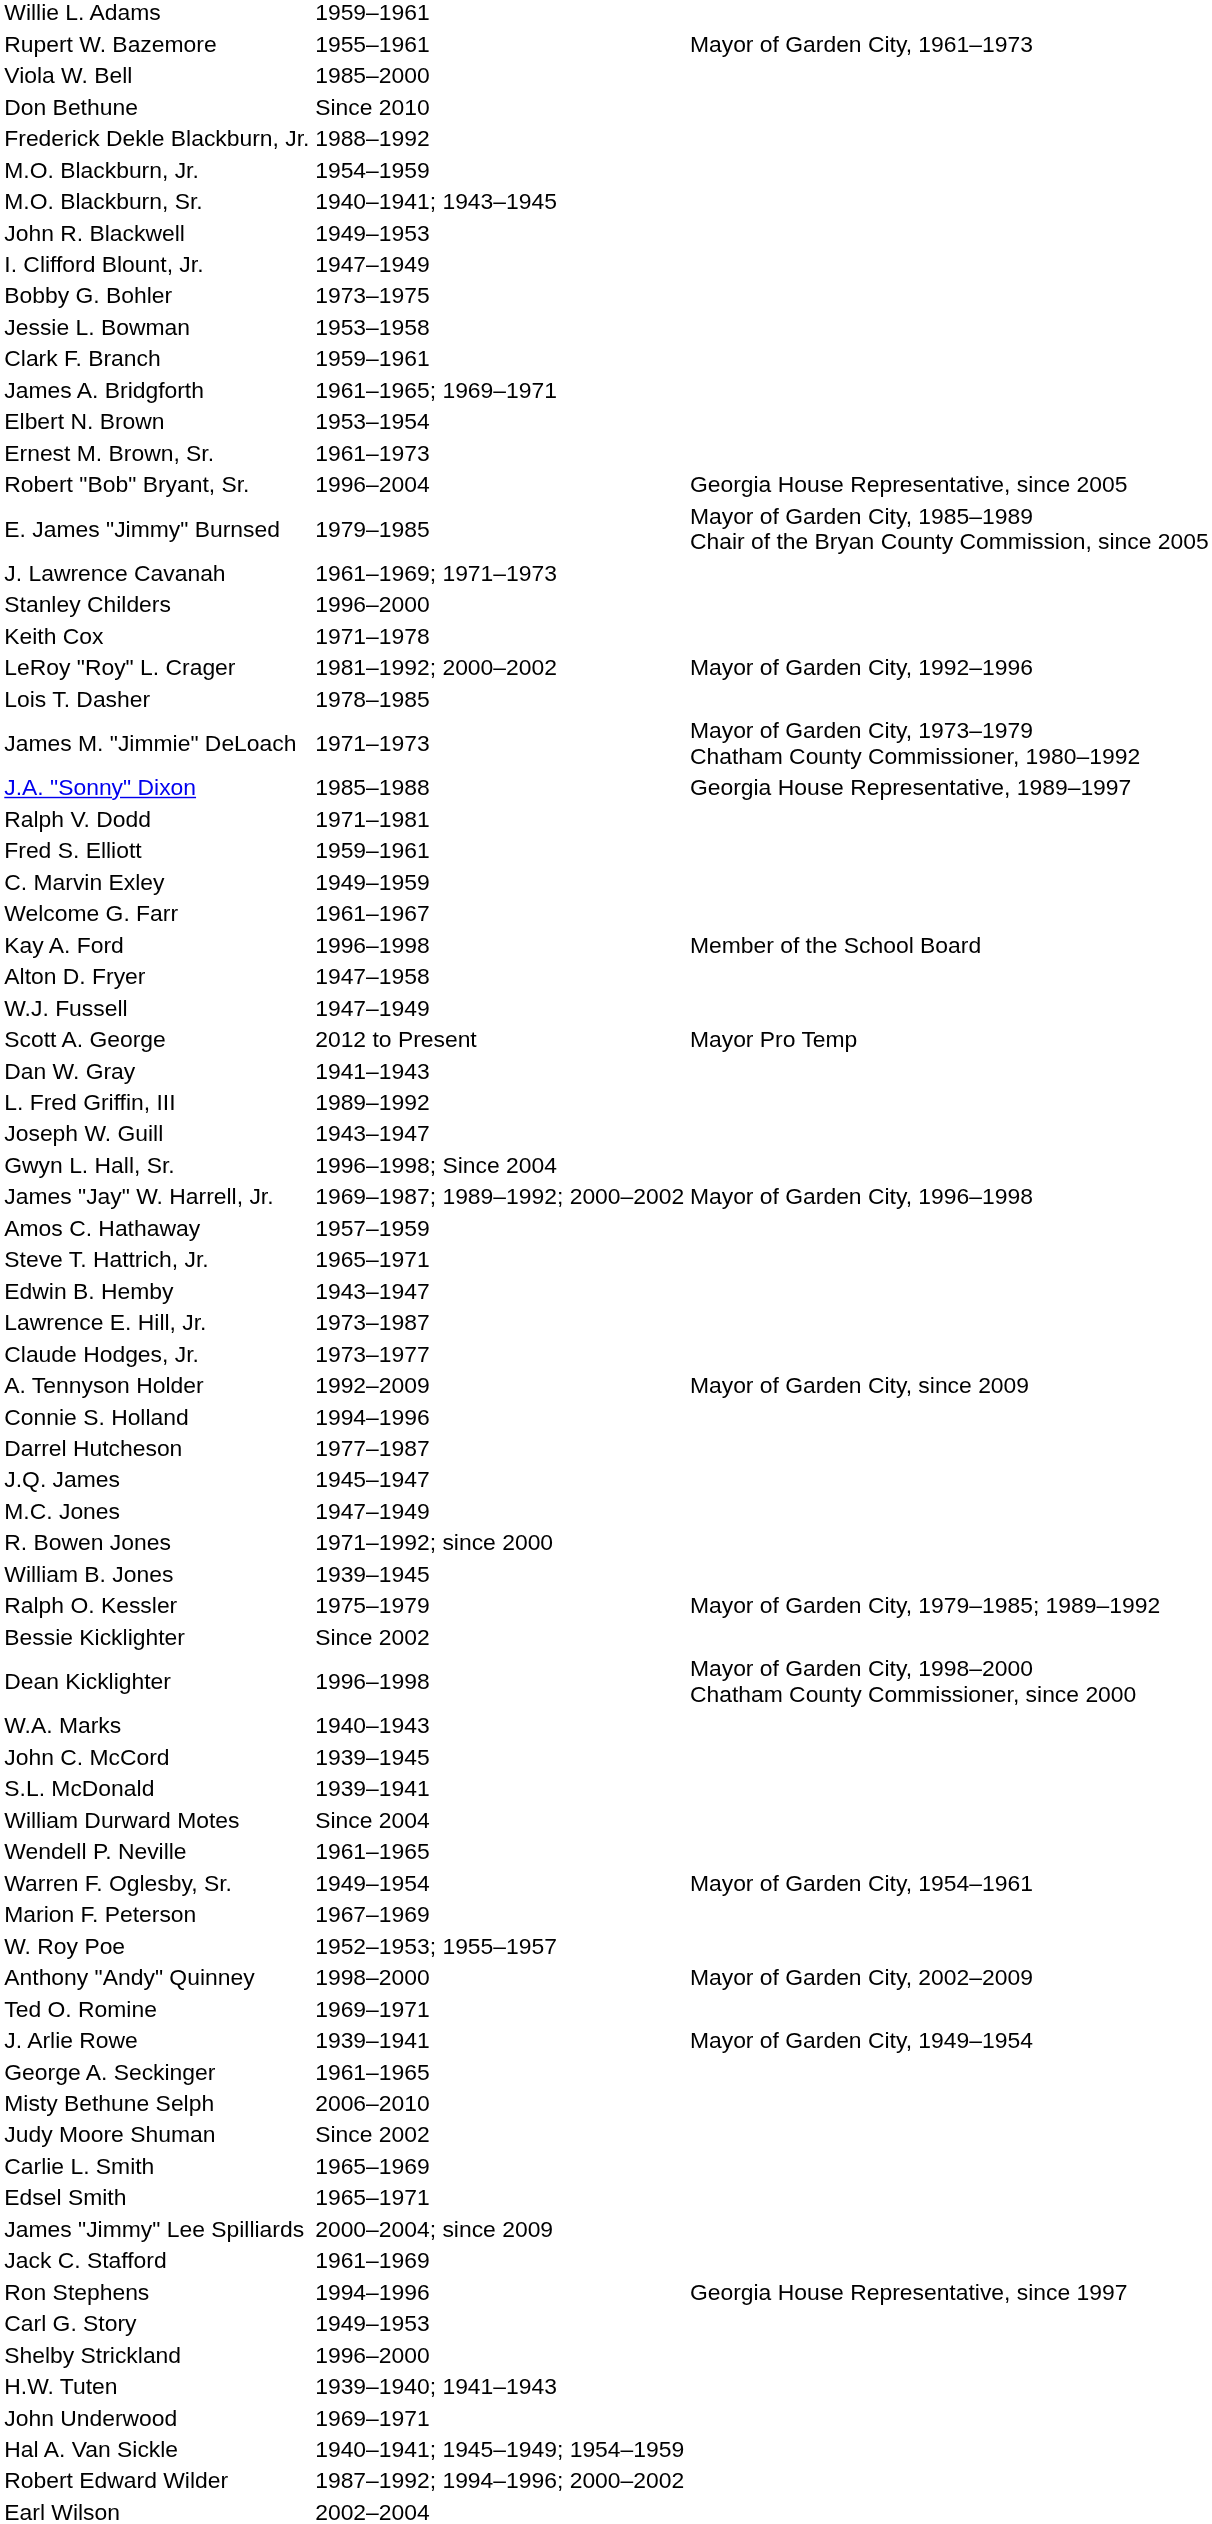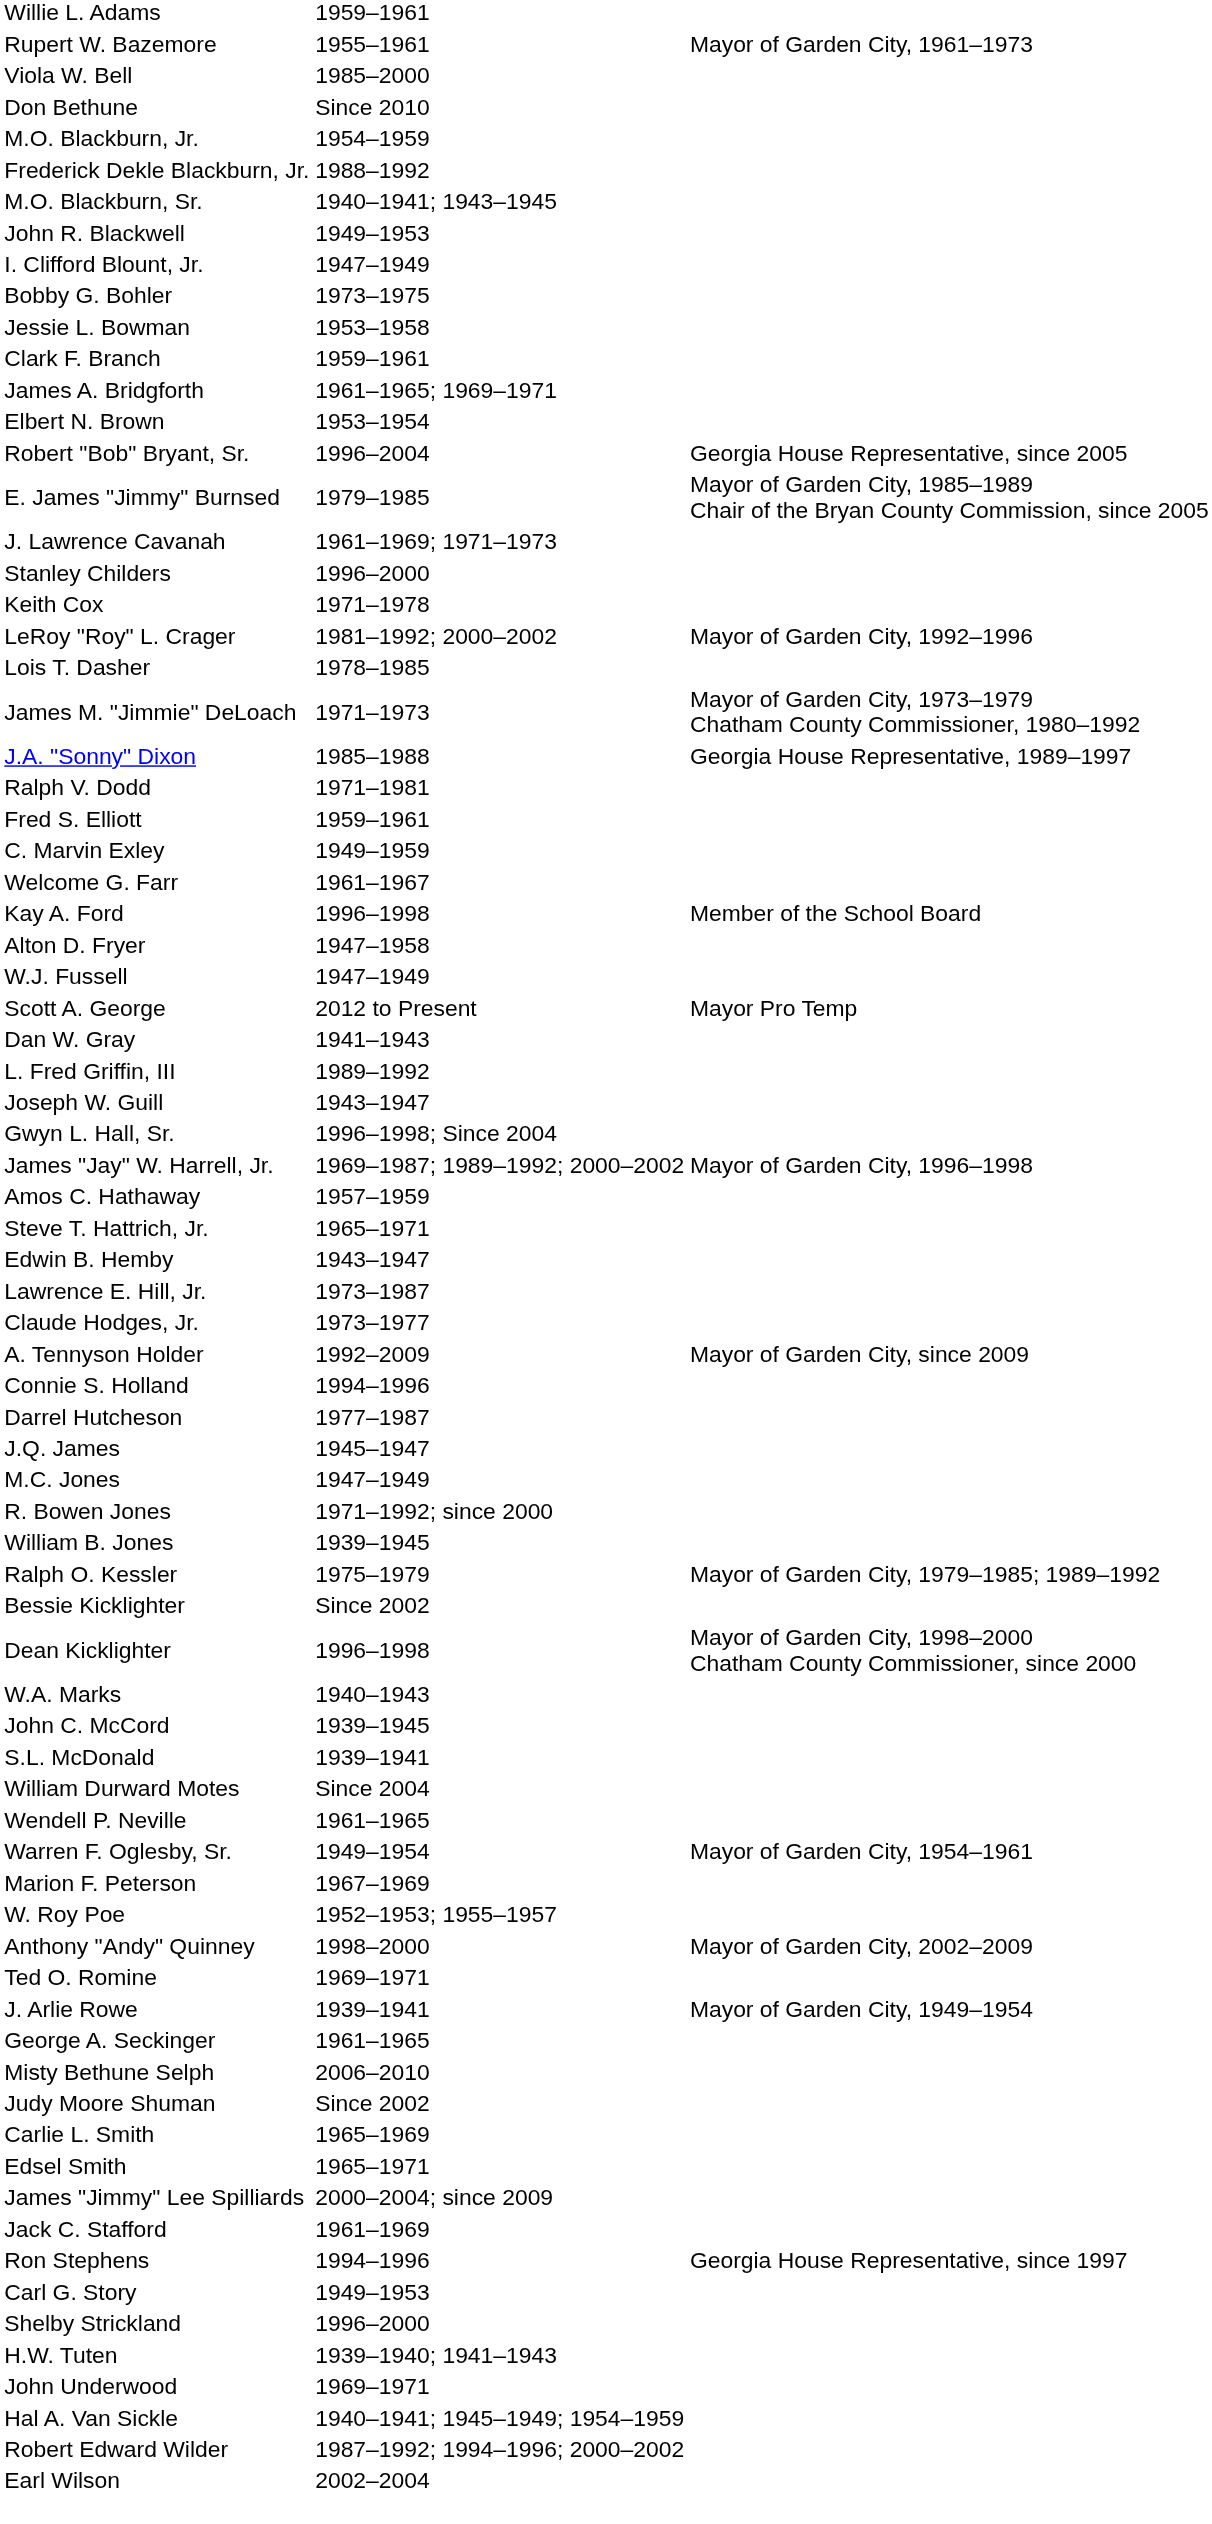rows swapped: (157, 138) <-> (102, 170)
- row: (109, 453)
